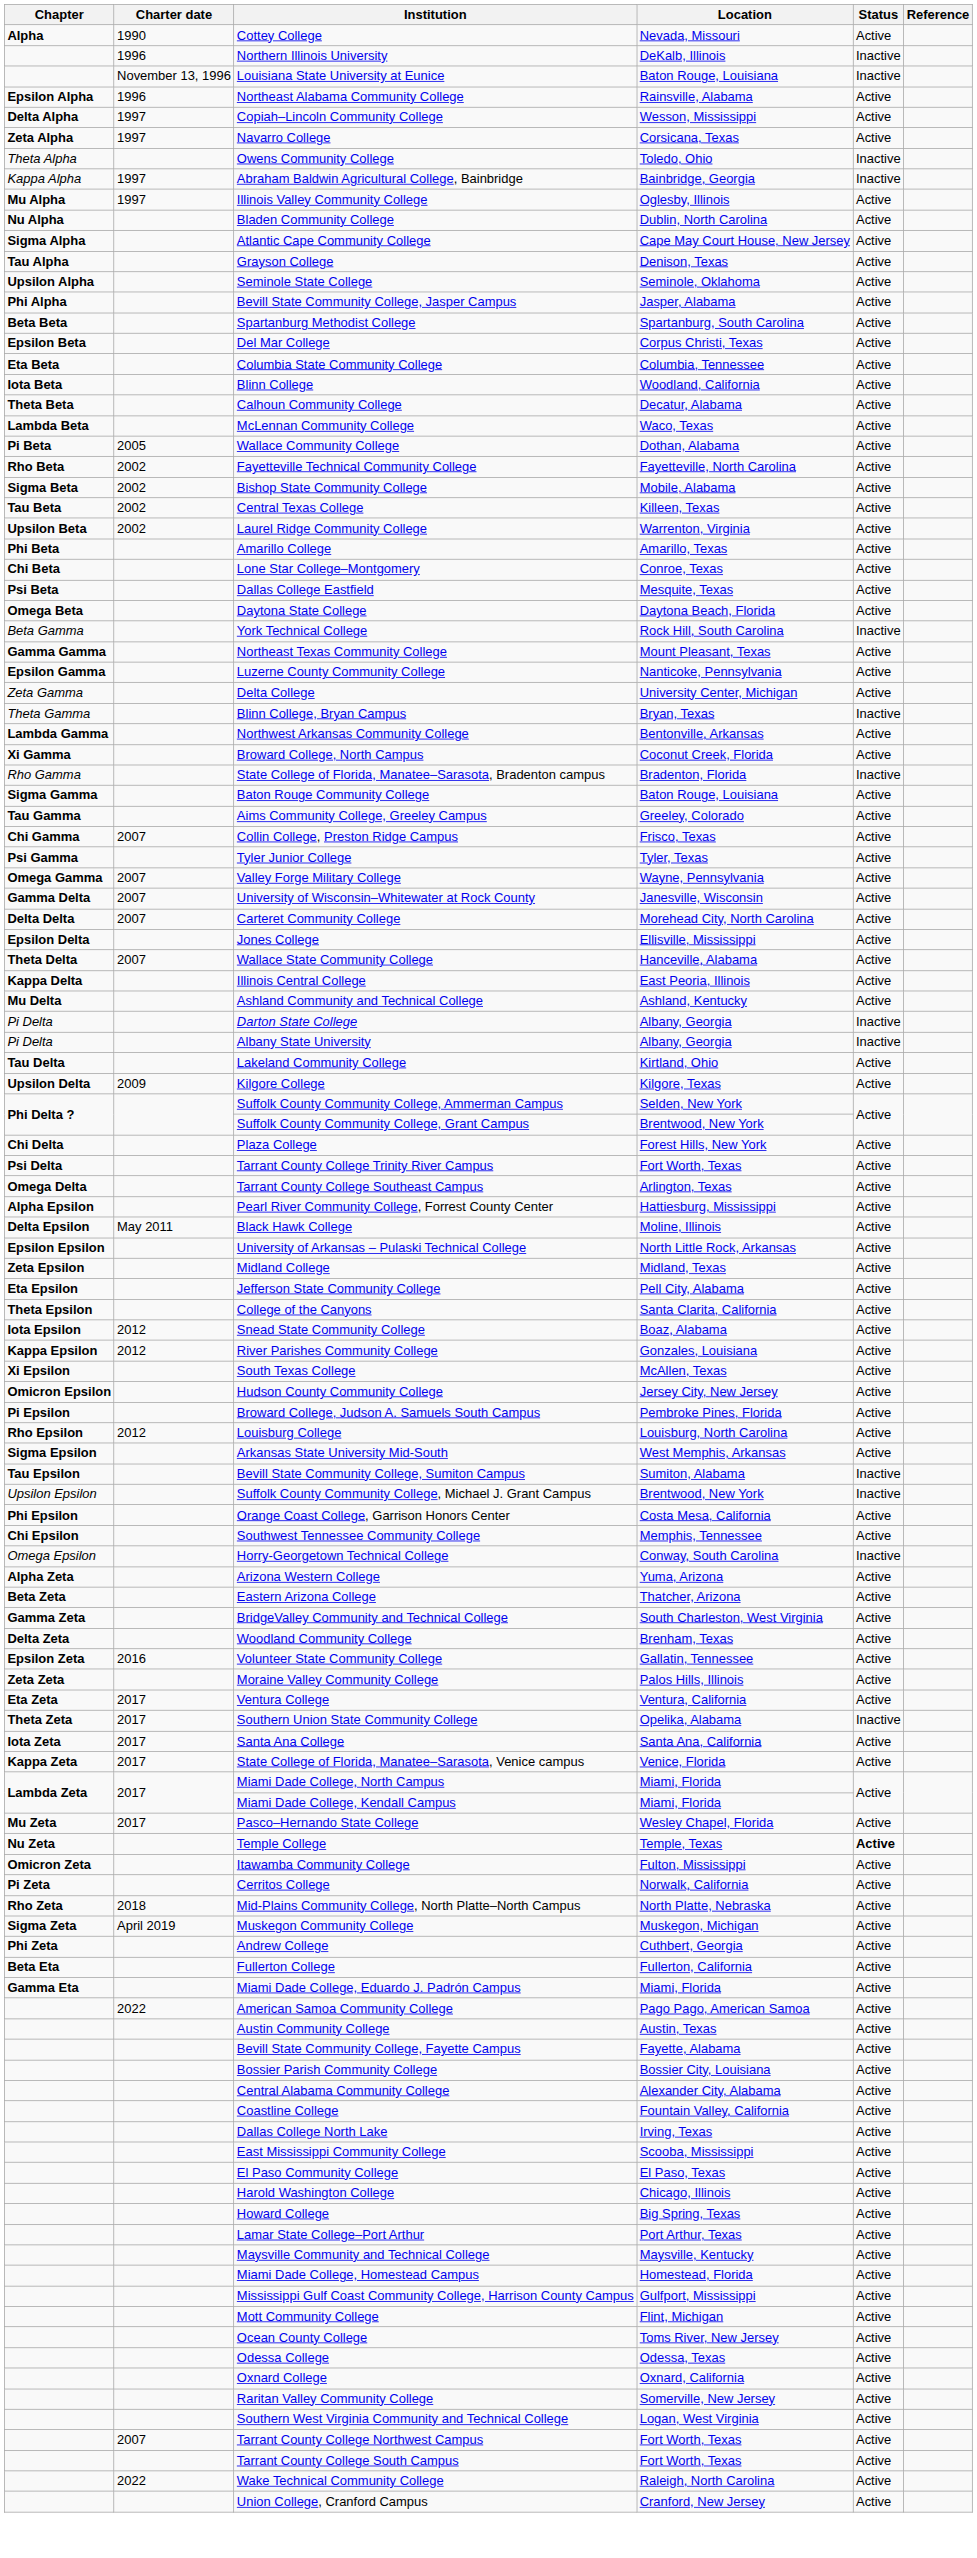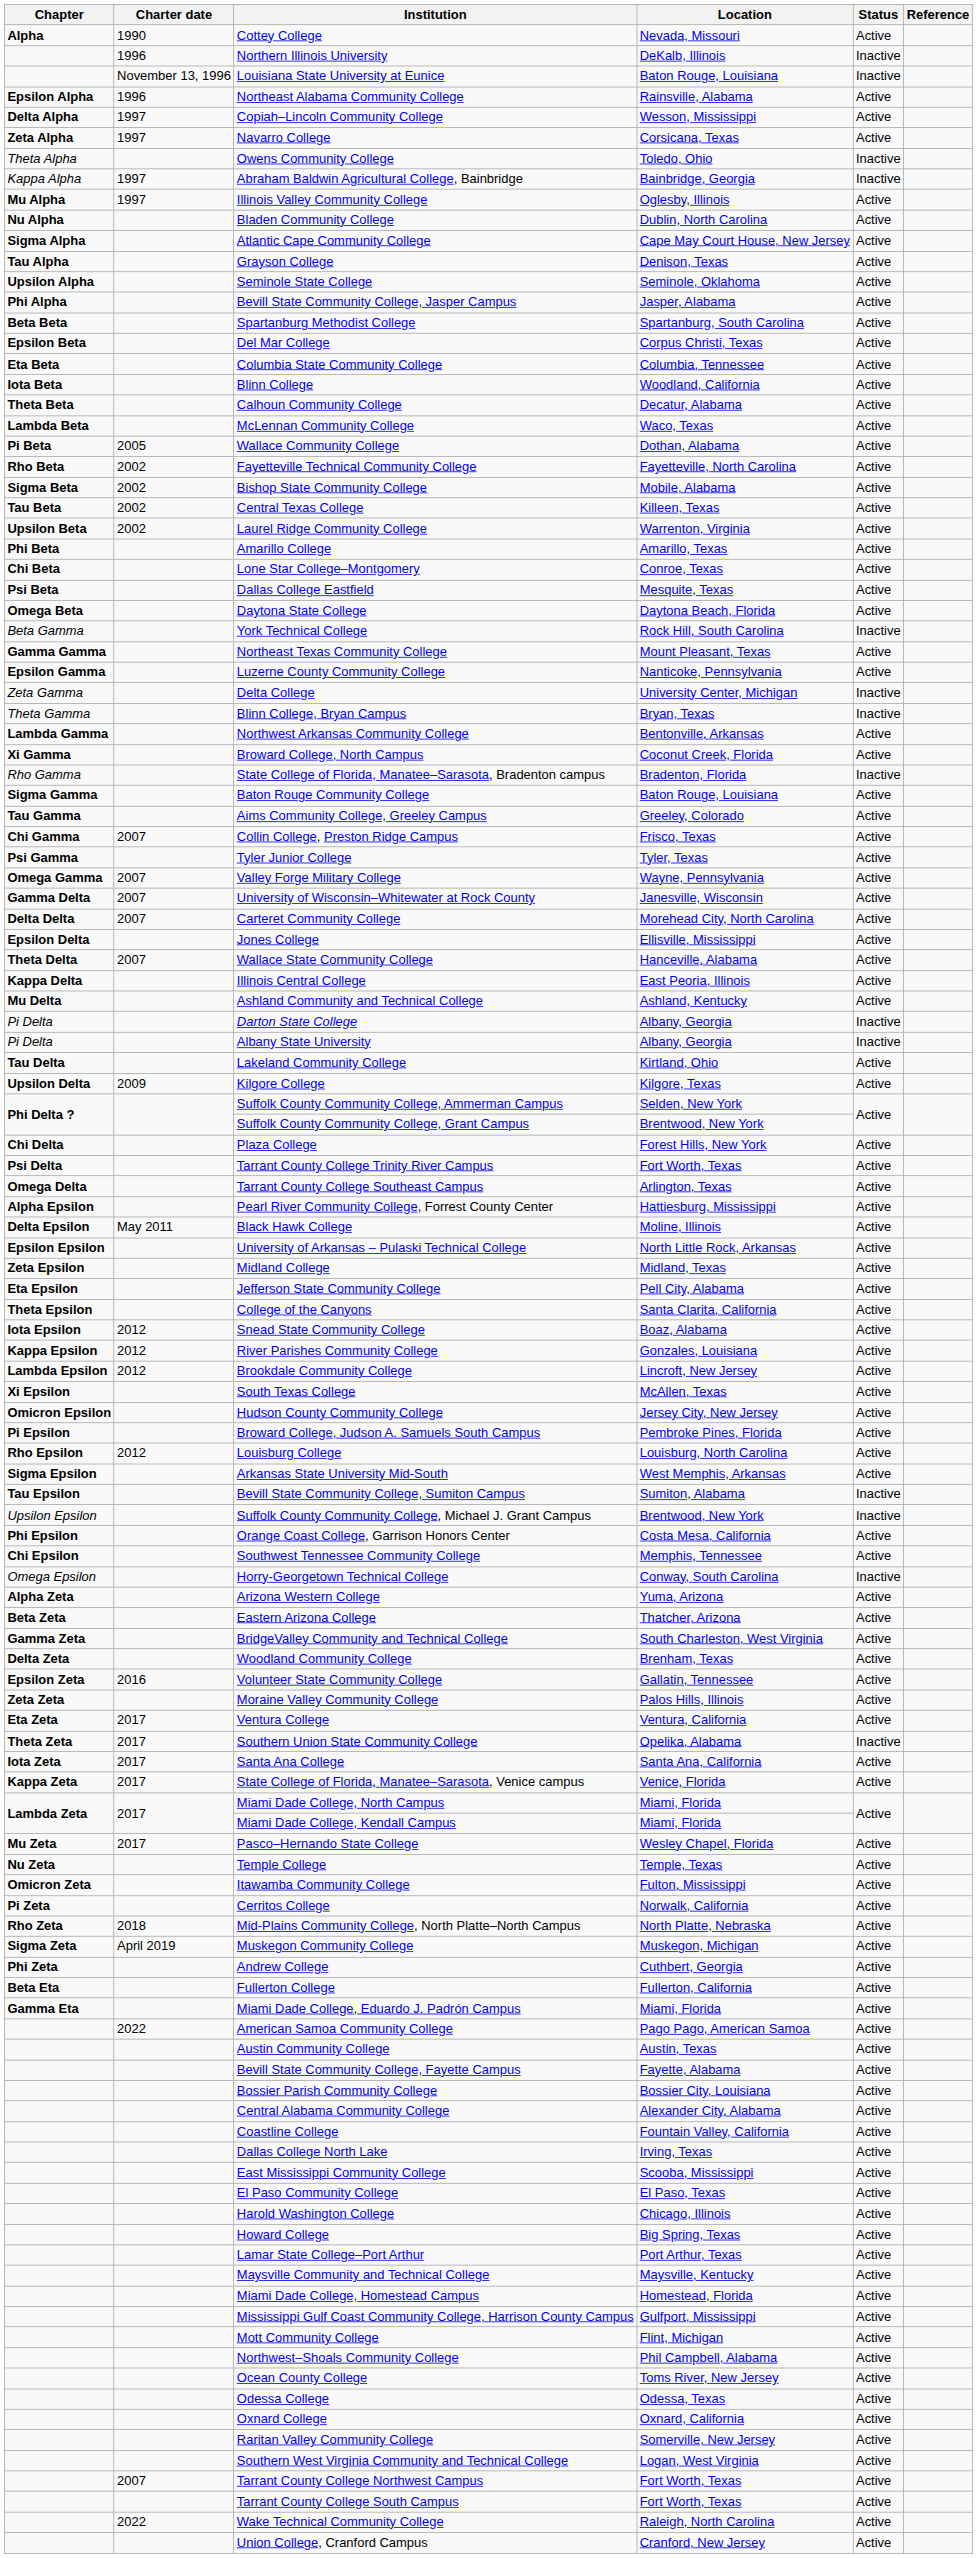(874, 693) Active -> (878, 693) Inactive
+ row: (324, 1371)
(875, 1844) bold -> (874, 1864) normal
+ row: (348, 2357)
